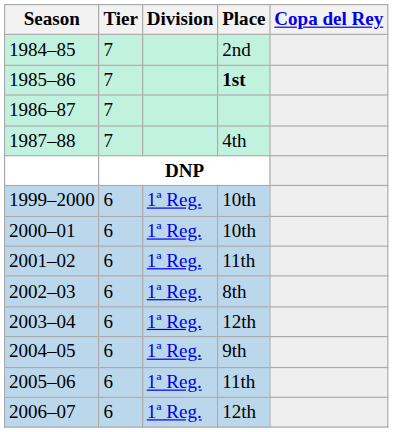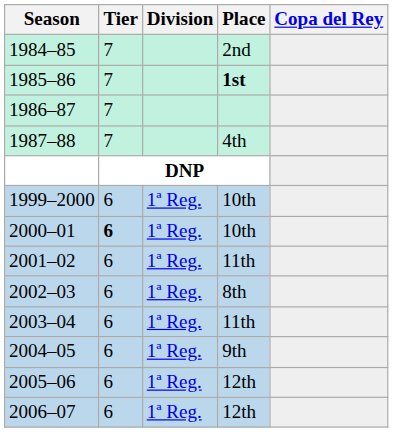(108, 230) normal -> (108, 230) bold
(239, 321) 12th -> (239, 321) 11th
(239, 381) 11th -> (239, 381) 12th
